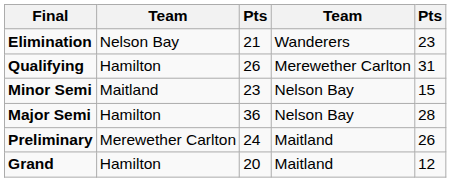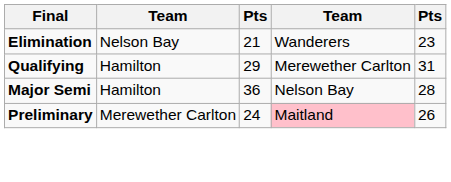(252, 66) 26 -> (252, 66) 29
- row: (50, 90)
(304, 139) no background -> (304, 115) pink background
- row: (31, 164)
